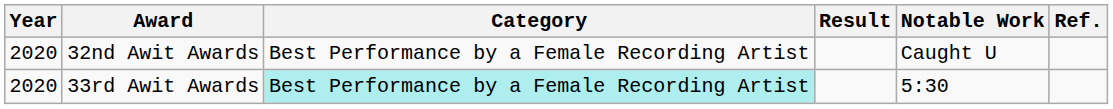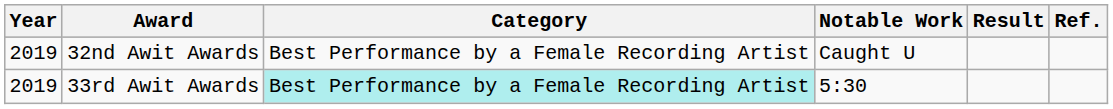columns swapped: (973, 21) <-> (855, 21)
(34, 54) 2020 -> (34, 54) 2019
(34, 86) 2020 -> (34, 86) 2019
